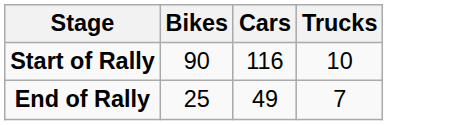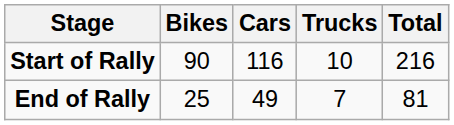+ column: (415, 23)
